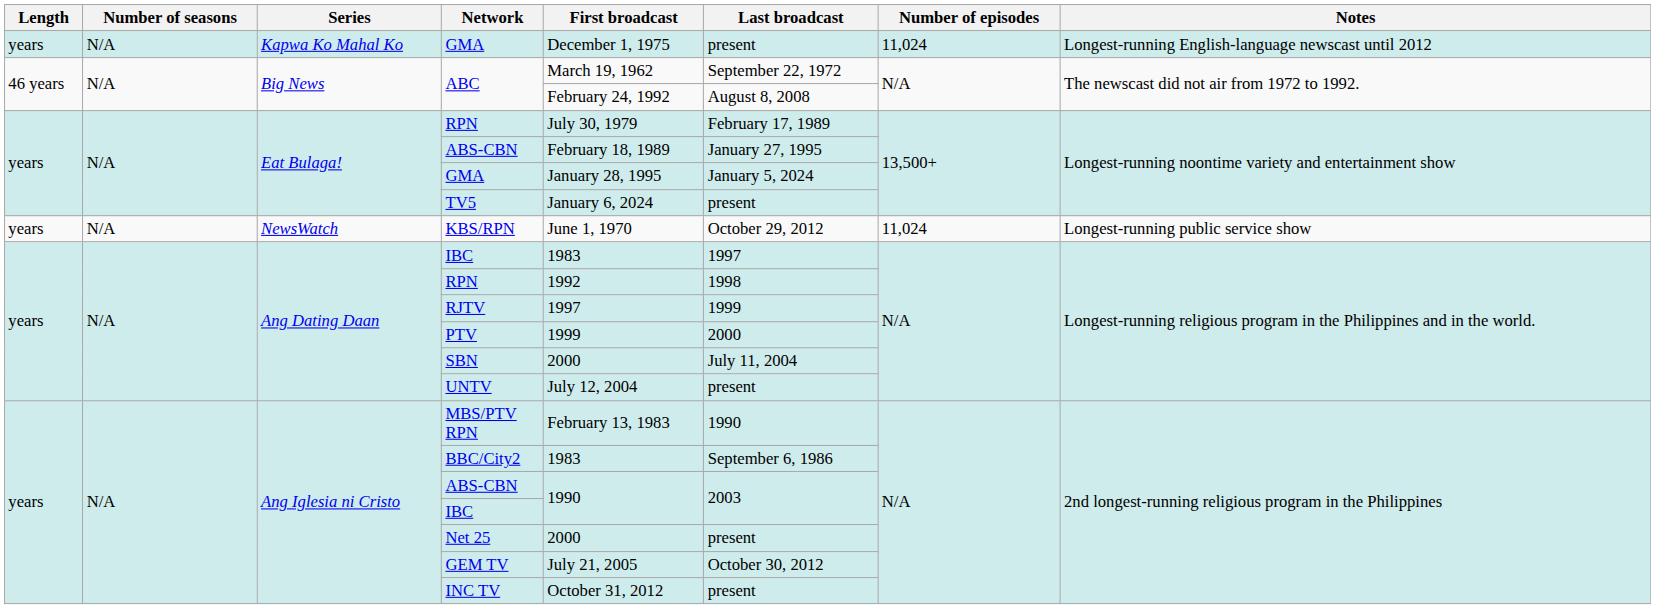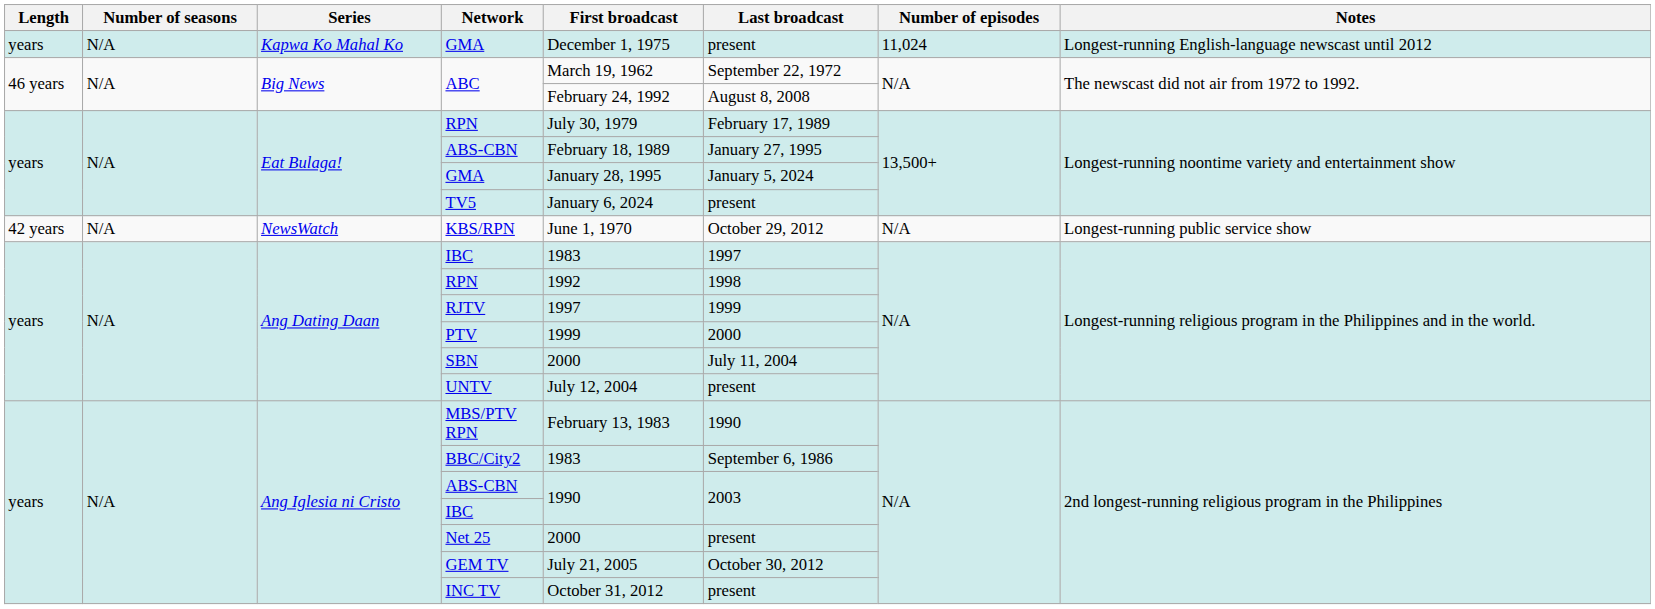(26, 228) years -> (36, 228) 42 years
(904, 228) 11,024 -> (896, 228) N/A
